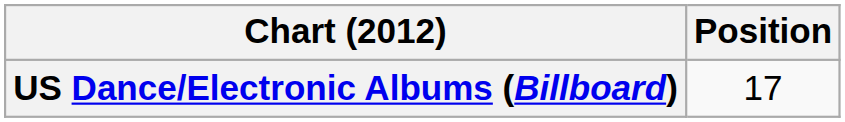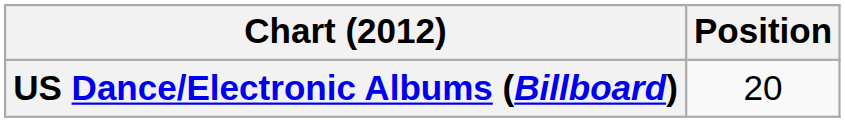(763, 87) 17 -> (763, 87) 20
